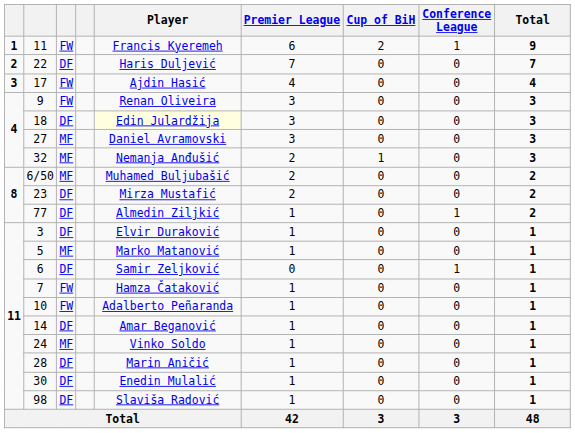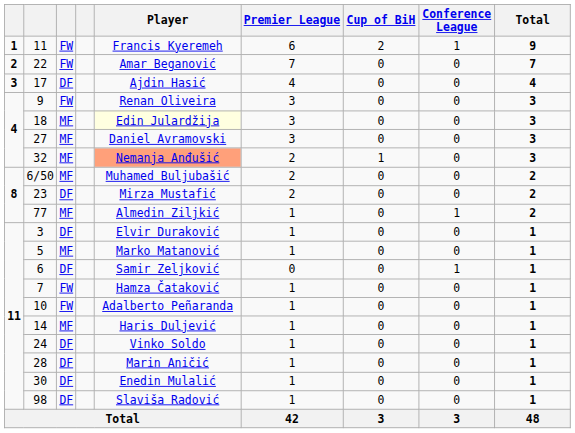(66, 64) DF -> (66, 64) FW
(168, 64) Haris Duljević -> (168, 64) Amar Beganović
(66, 83) FW -> (66, 83) DF
(66, 120) DF -> (66, 120) MF
(168, 157) no background -> (168, 157) lightsalmon background
(66, 213) DF -> (66, 213) MF
(66, 325) DF -> (66, 325) MF
(168, 325) Amar Beganović -> (168, 325) Haris Duljević
(66, 344) MF -> (66, 344) DF
